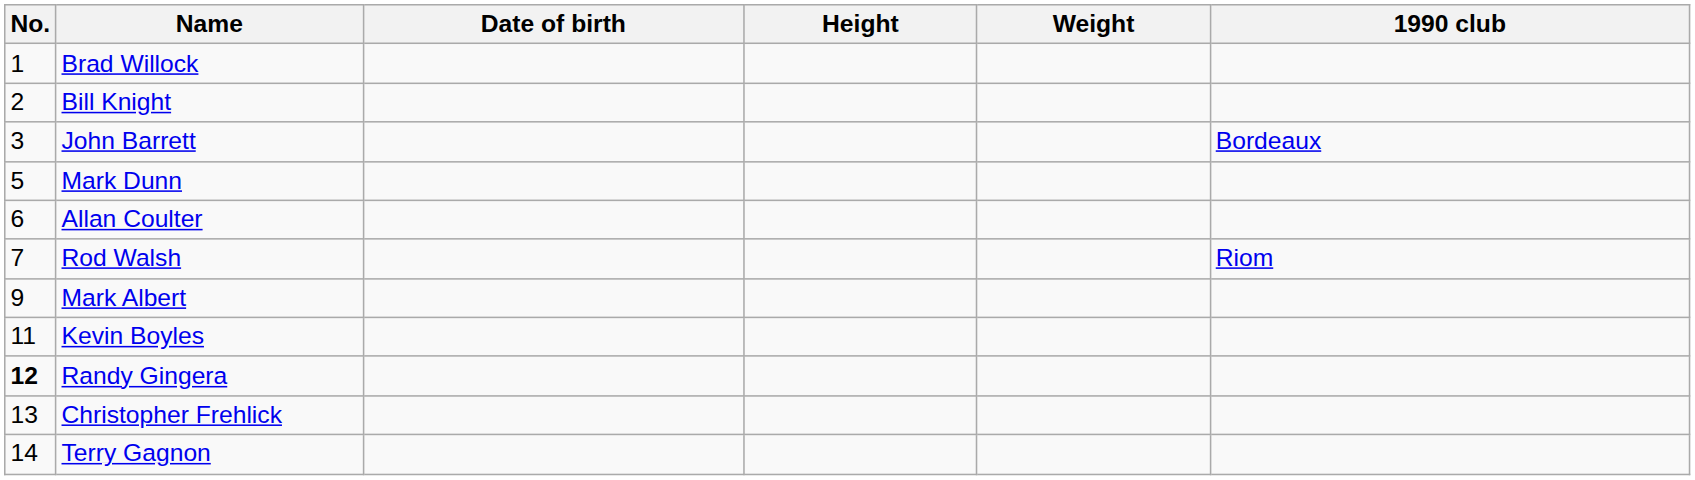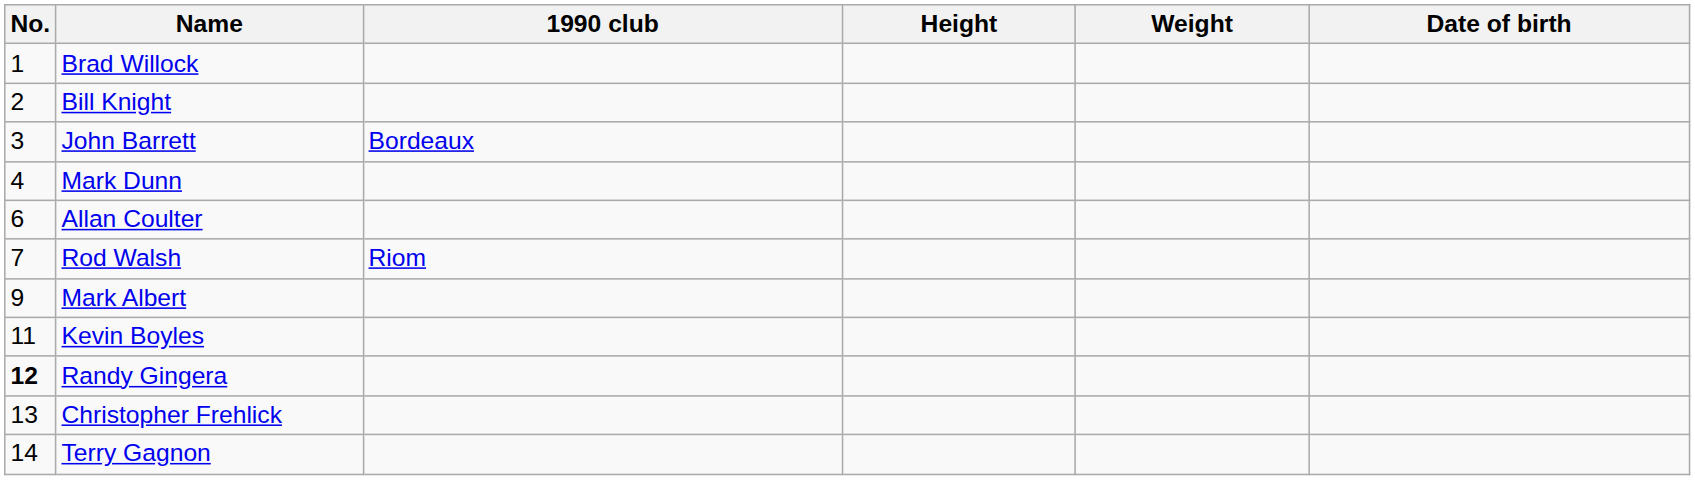columns swapped: (553, 24) <-> (1450, 24)
(17, 180) 5 -> (17, 180) 4
